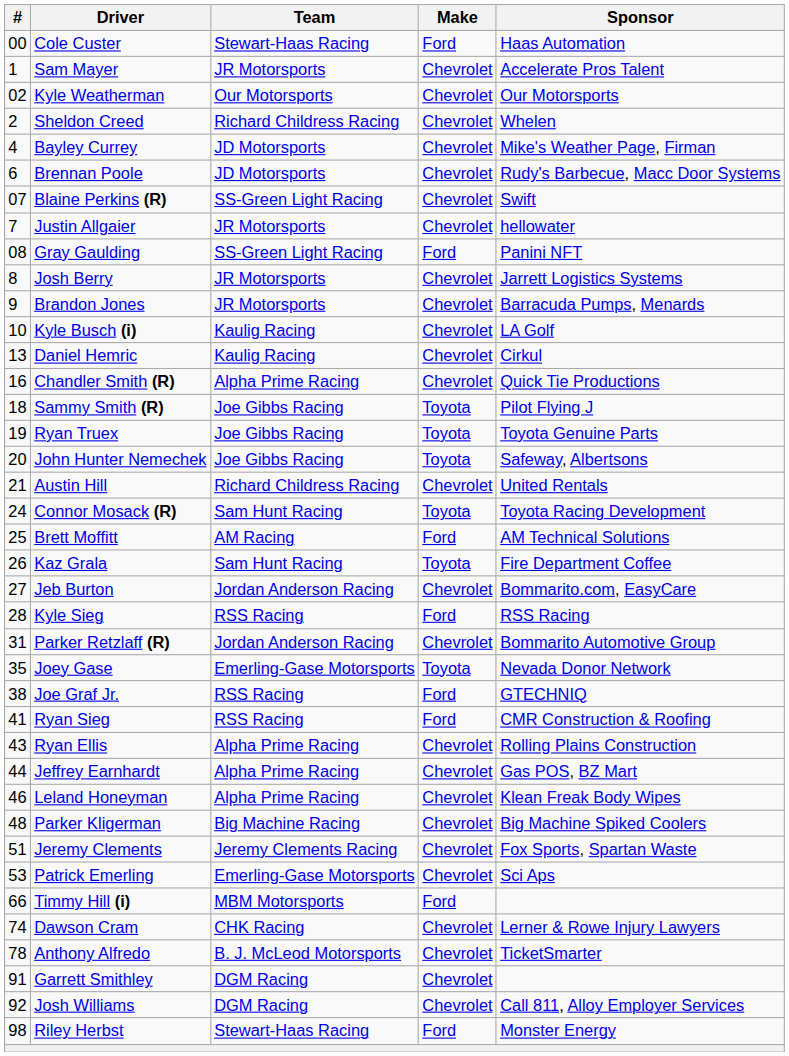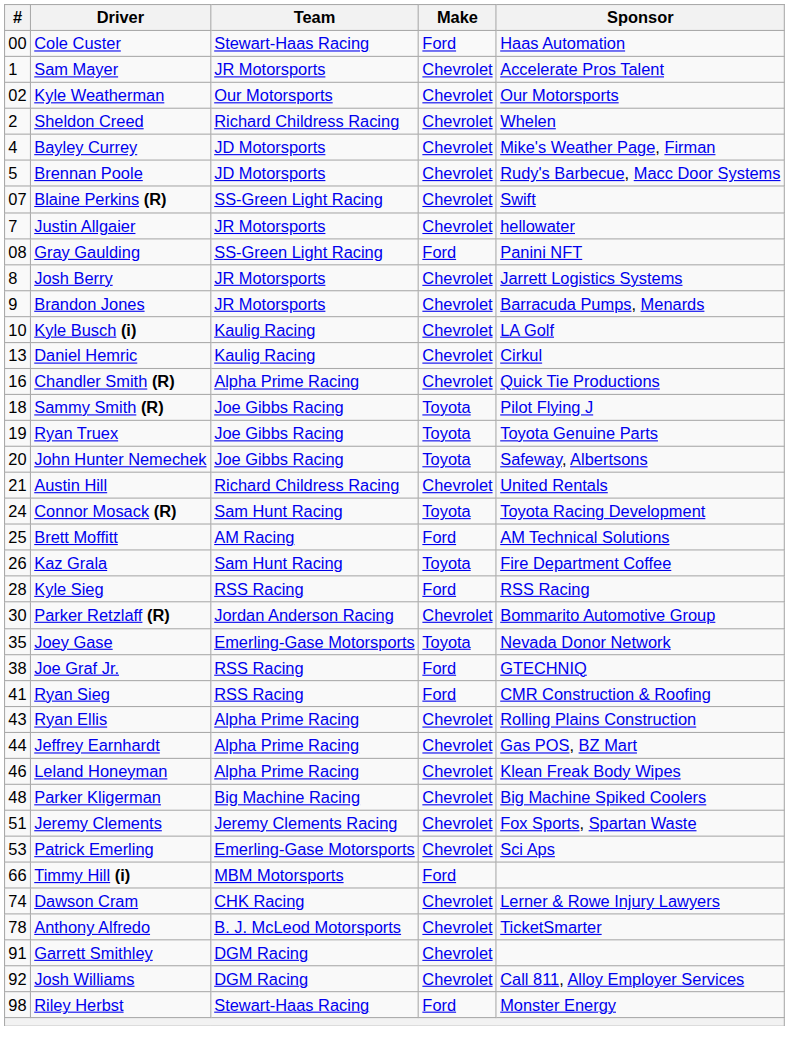(13, 174) 6 -> (13, 174) 5
- row: (74, 589)
(17, 641) 31 -> (17, 615) 30
